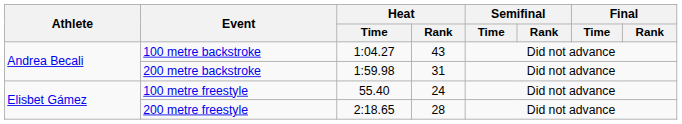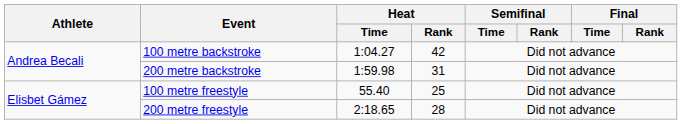(438, 52) 43 -> (438, 52) 42
(438, 91) 24 -> (438, 91) 25
